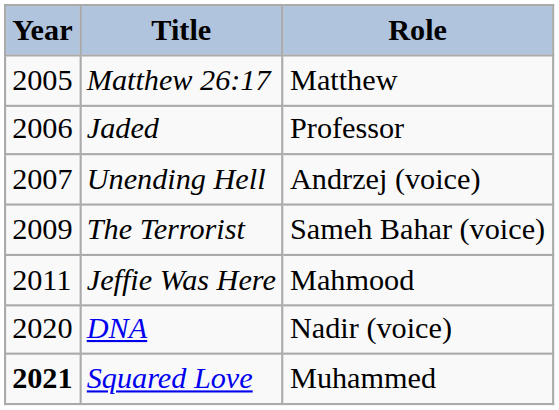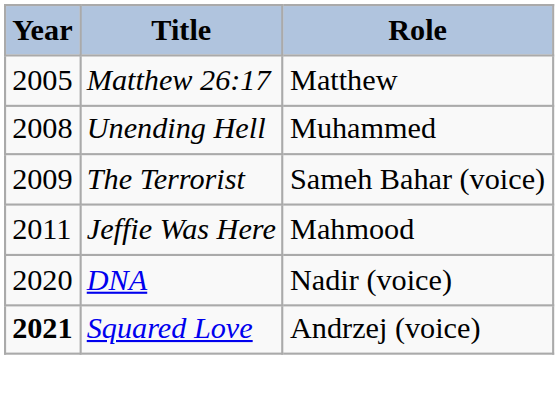- row: (123, 129)
(42, 179) 2007 -> (42, 129) 2008
(385, 179) Andrzej (voice) -> (363, 129) Muhammed
(363, 378) Muhammed -> (385, 329) Andrzej (voice)
